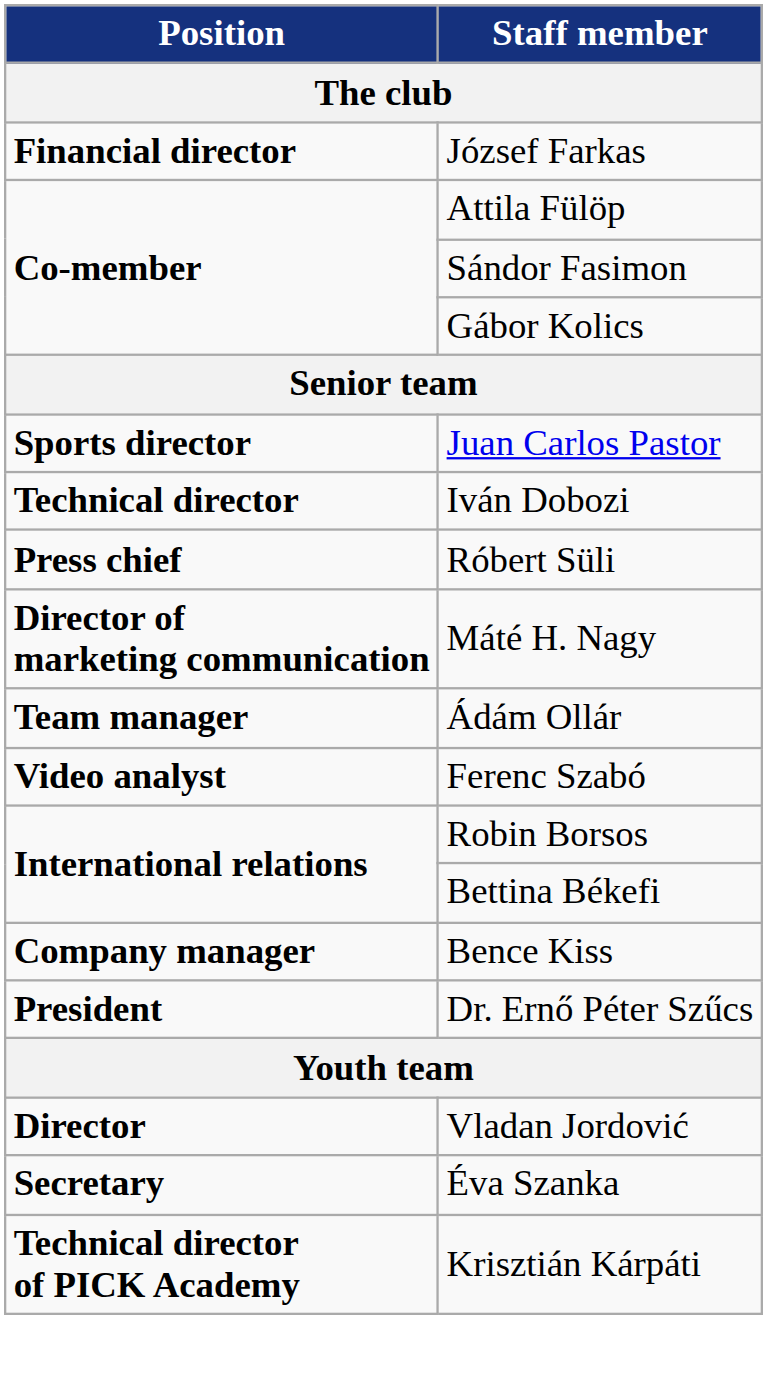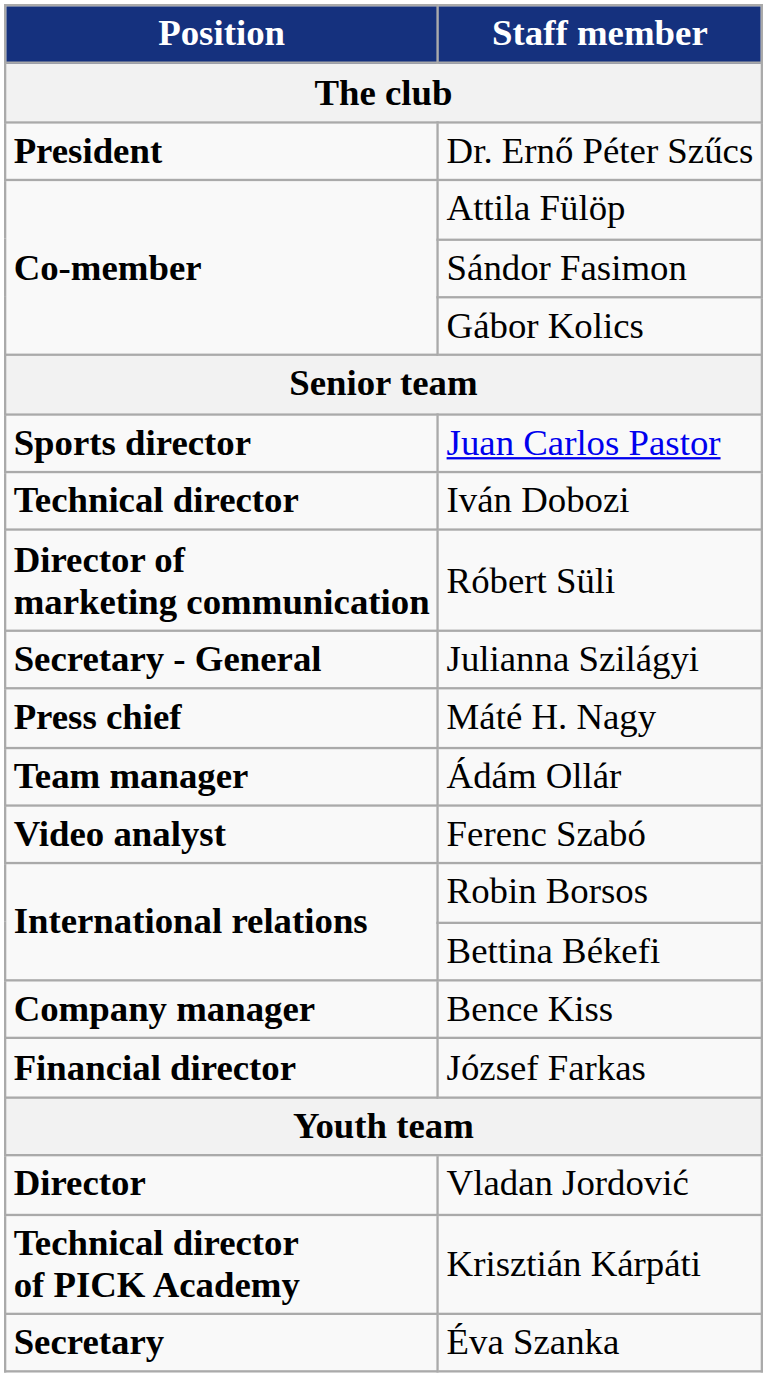rows swapped: (600, 1008) <-> (546, 150)
(98, 558) Press chief -> (222, 579) Director of marketing communication
+ row: (573, 658)
(222, 638) Director of marketing communication -> (98, 717) Press chief
rows swapped: (533, 1183) <-> (574, 1263)
